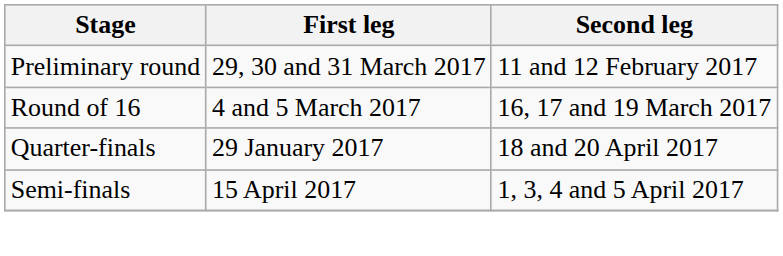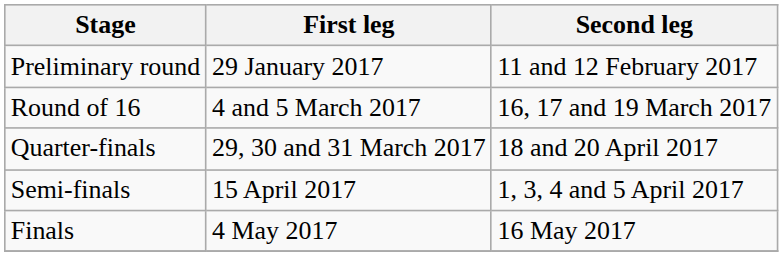(349, 66) 29, 30 and 31 March 2017 -> (298, 66) 29 January 2017
(298, 148) 29 January 2017 -> (349, 148) 29, 30 and 31 March 2017
+ row: (42, 230)
